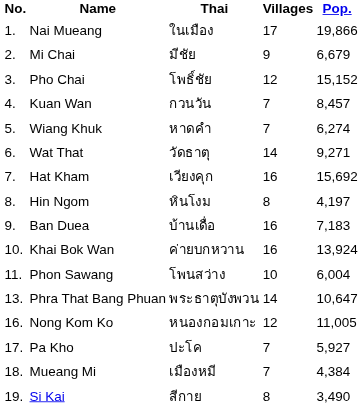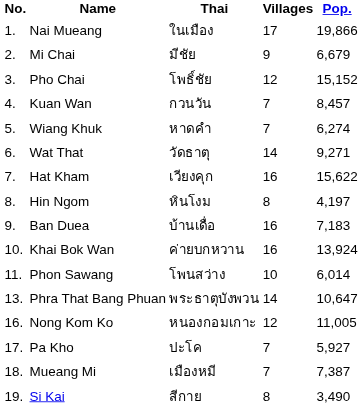(337, 176) 15,692 -> (337, 176) 15,622
(333, 274) 6,004 -> (333, 274) 6,014
(333, 371) 4,384 -> (333, 371) 7,387
